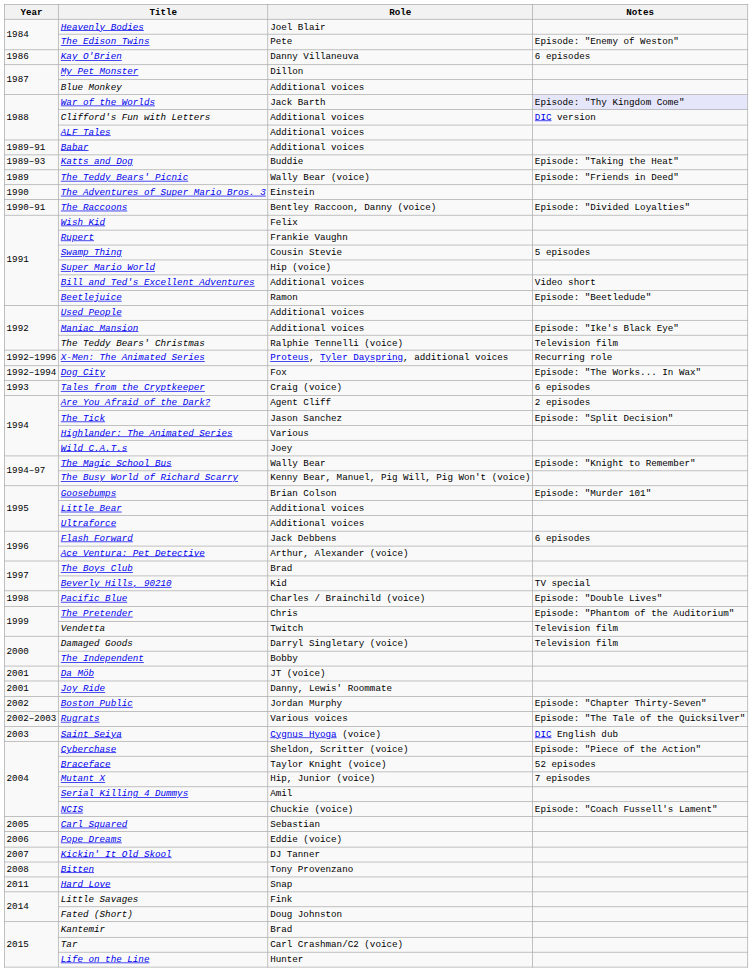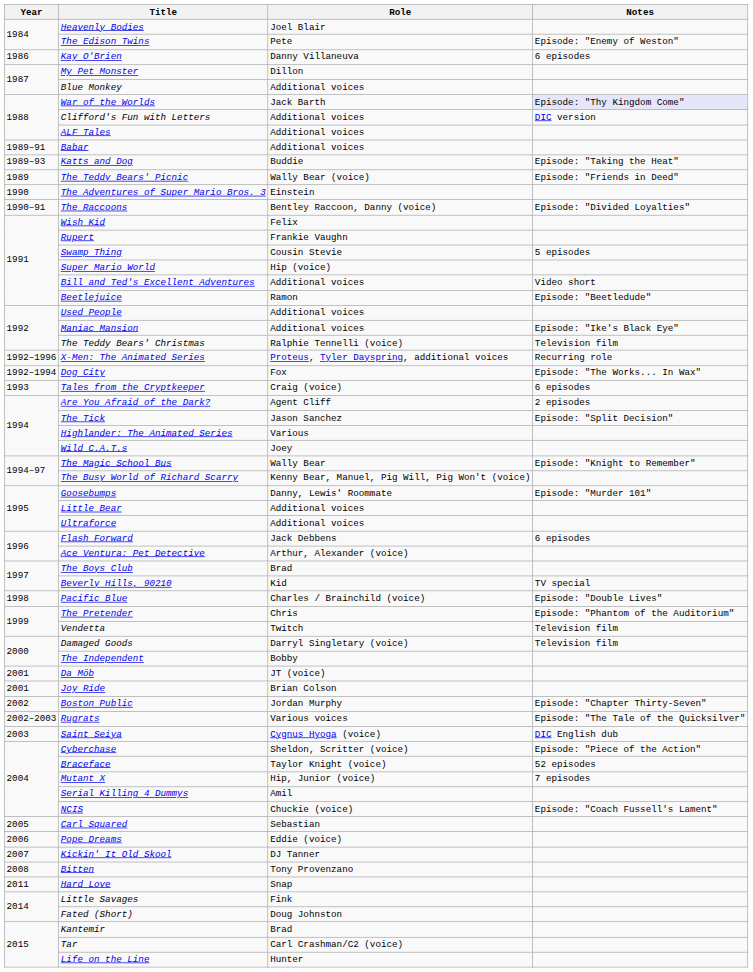(303, 493) Brian Colson -> (331, 493) Danny, Lewis' Roommate
(331, 689) Danny, Lewis' Roommate -> (303, 689) Brian Colson
